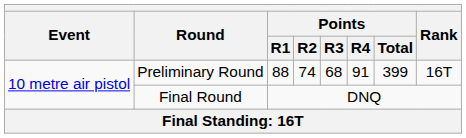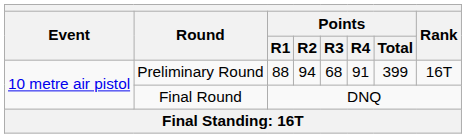(307, 72) 74 -> (307, 72) 94
